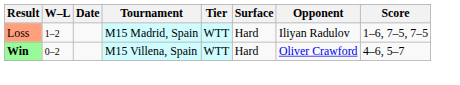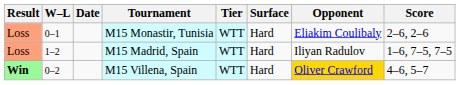+ row: (159, 32)
(318, 51) no background -> (334, 70) gold background
